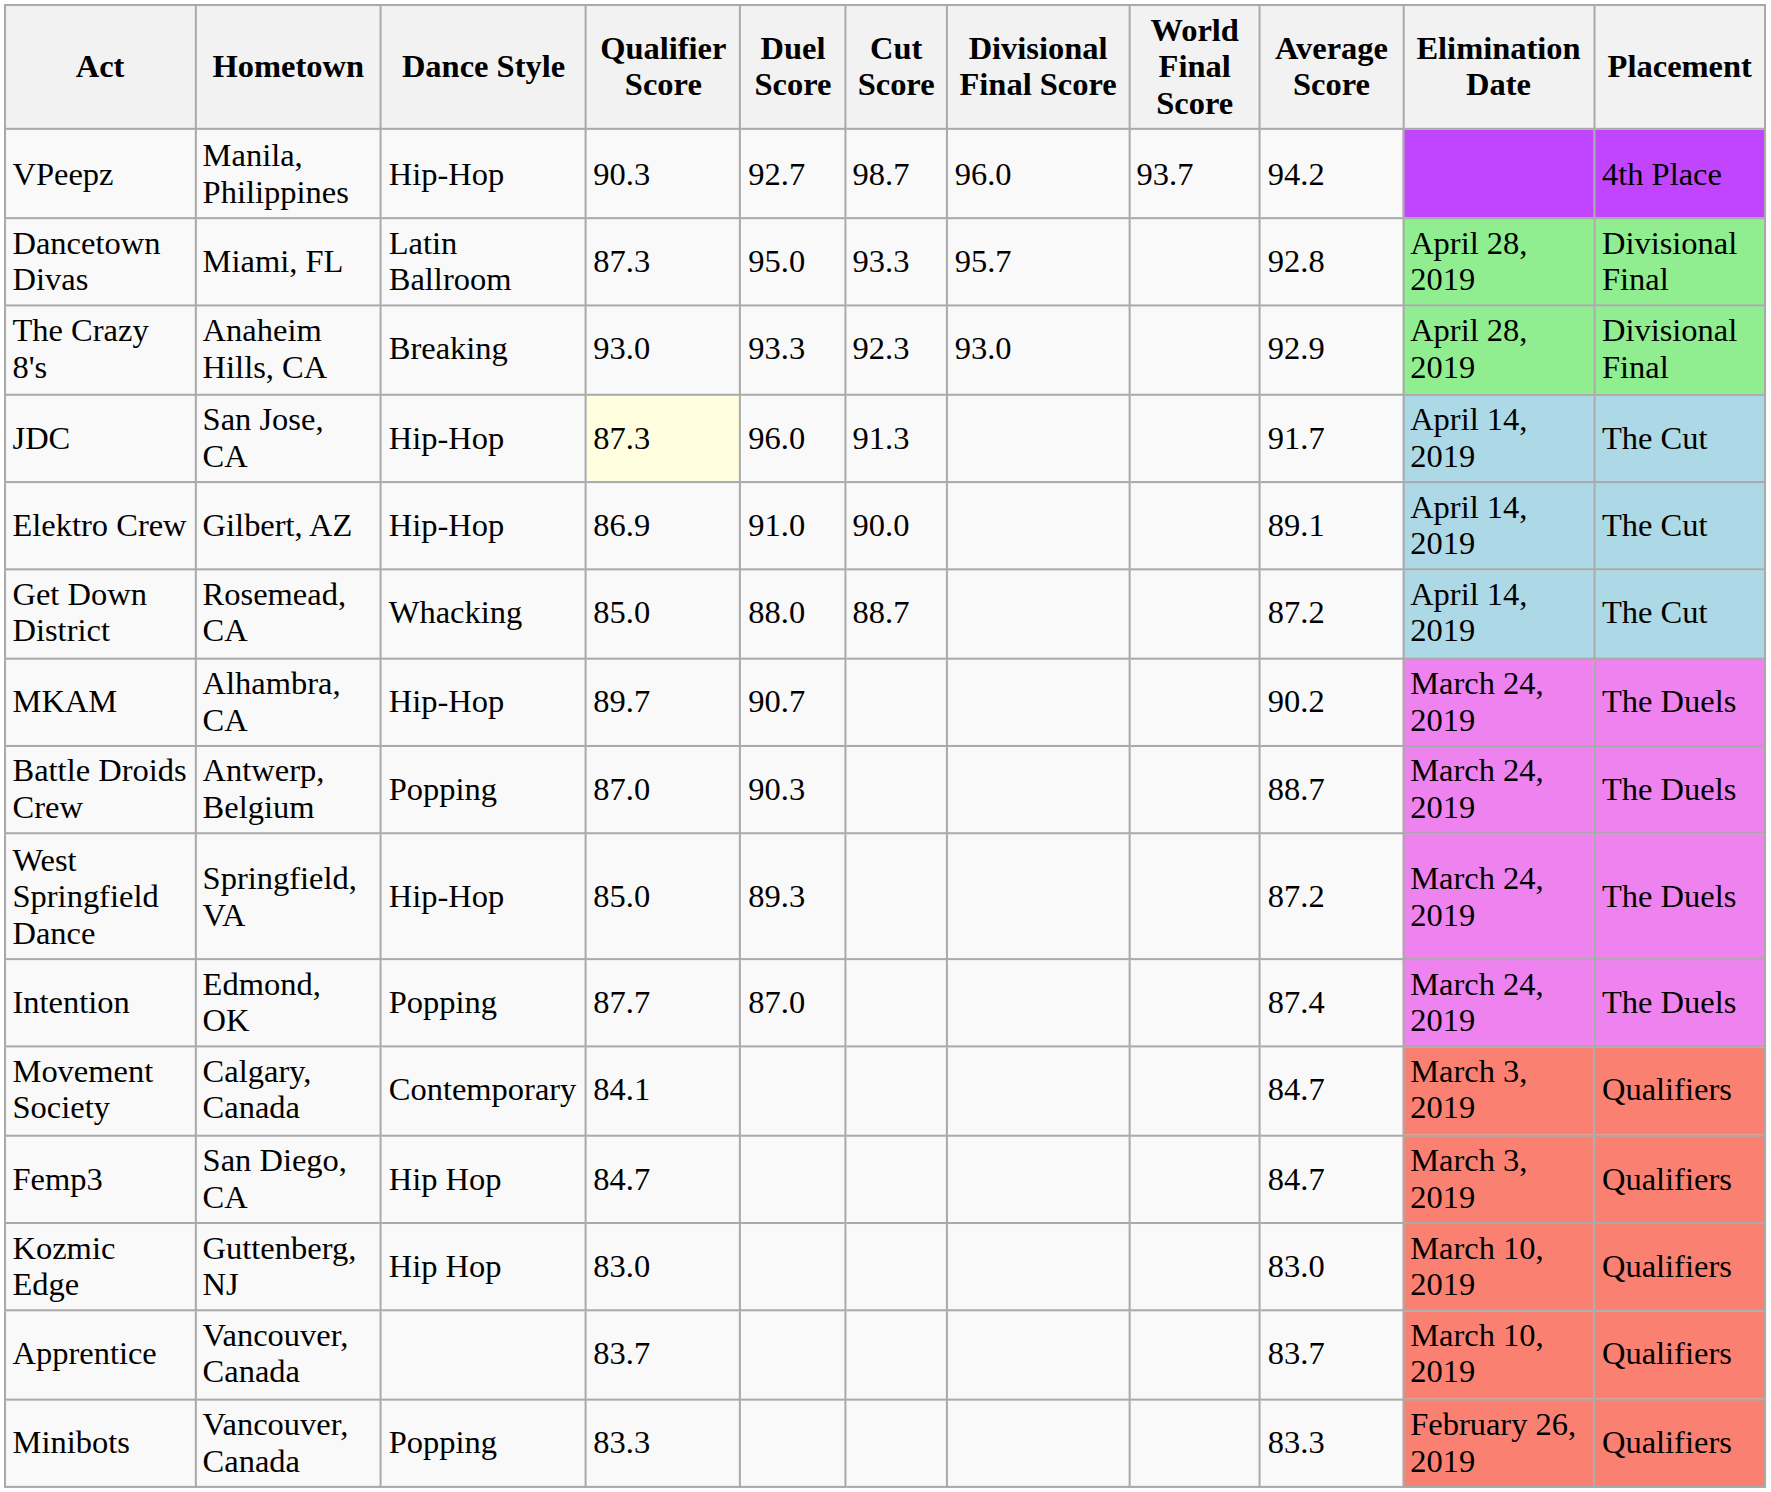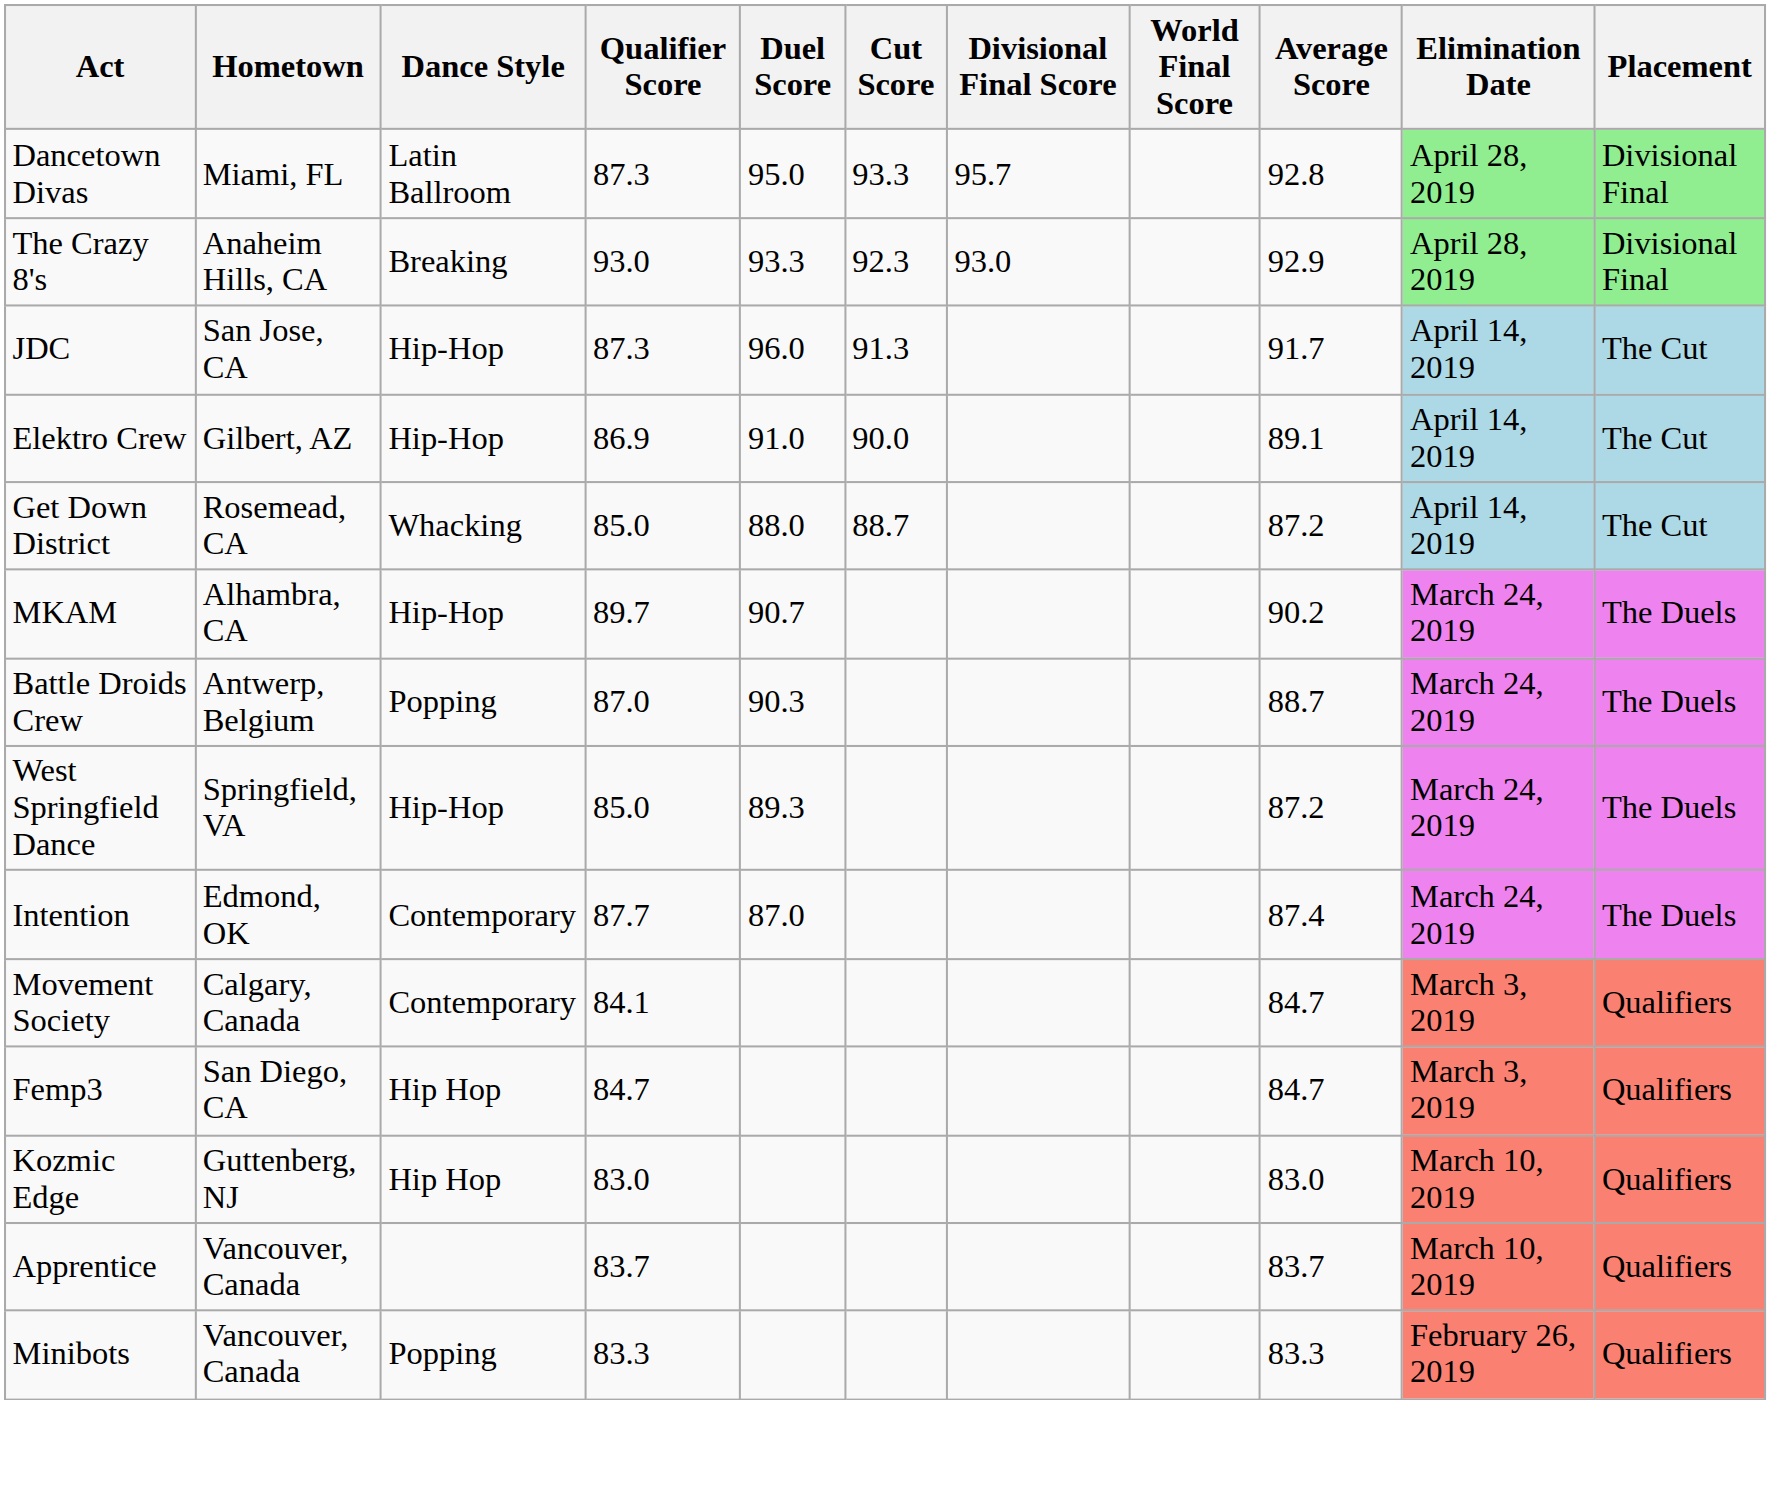- row: (63, 173)
(622, 437) lightyellow background -> (621, 349) no background
(443, 1002) Popping -> (482, 914) Contemporary
